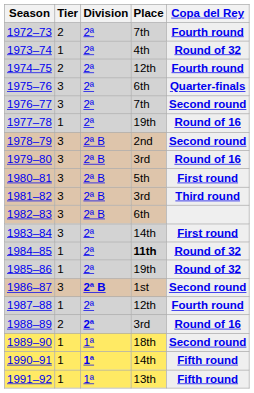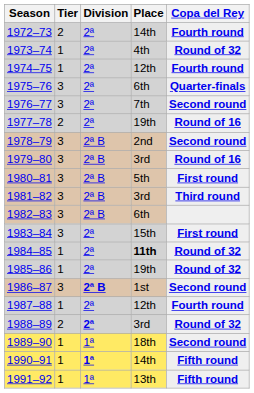(142, 31) 7th -> (145, 31) 14th
(60, 68) 2 -> (60, 68) 1
(60, 123) 1 -> (60, 123) 2
(145, 232) 14th -> (145, 232) 15th
(208, 324) Round of 16 -> (208, 324) Round of 32
